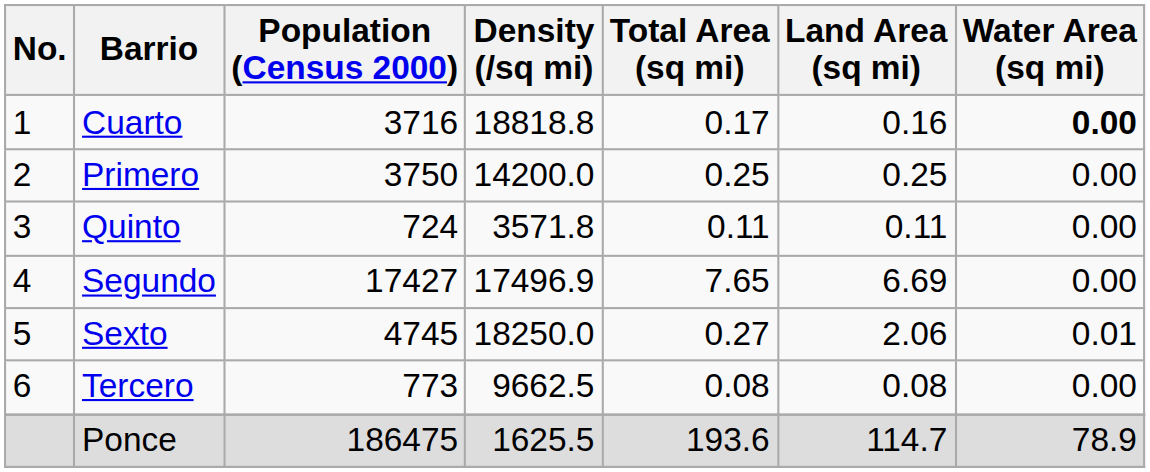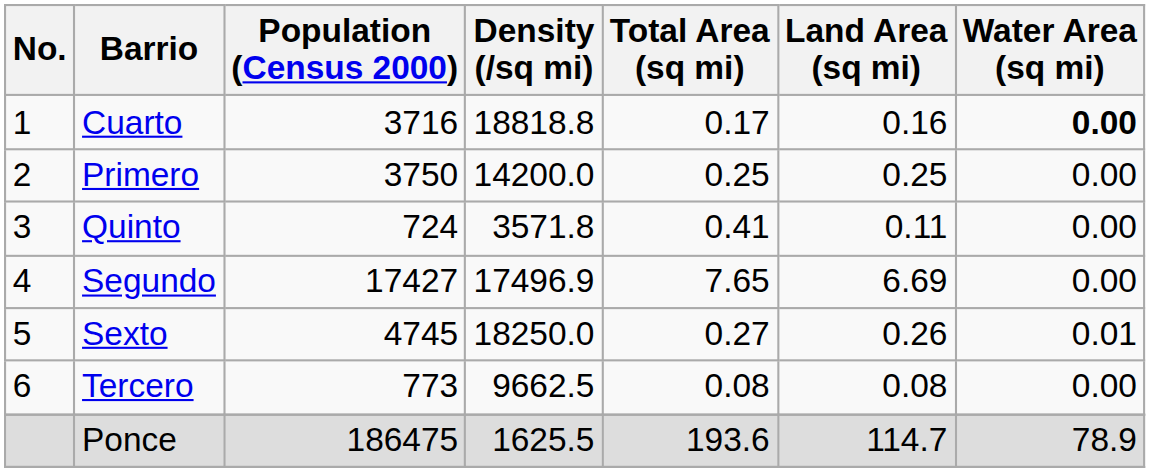(738, 227) 0.11 -> (737, 227) 0.41
(915, 333) 2.06 -> (915, 333) 0.26
